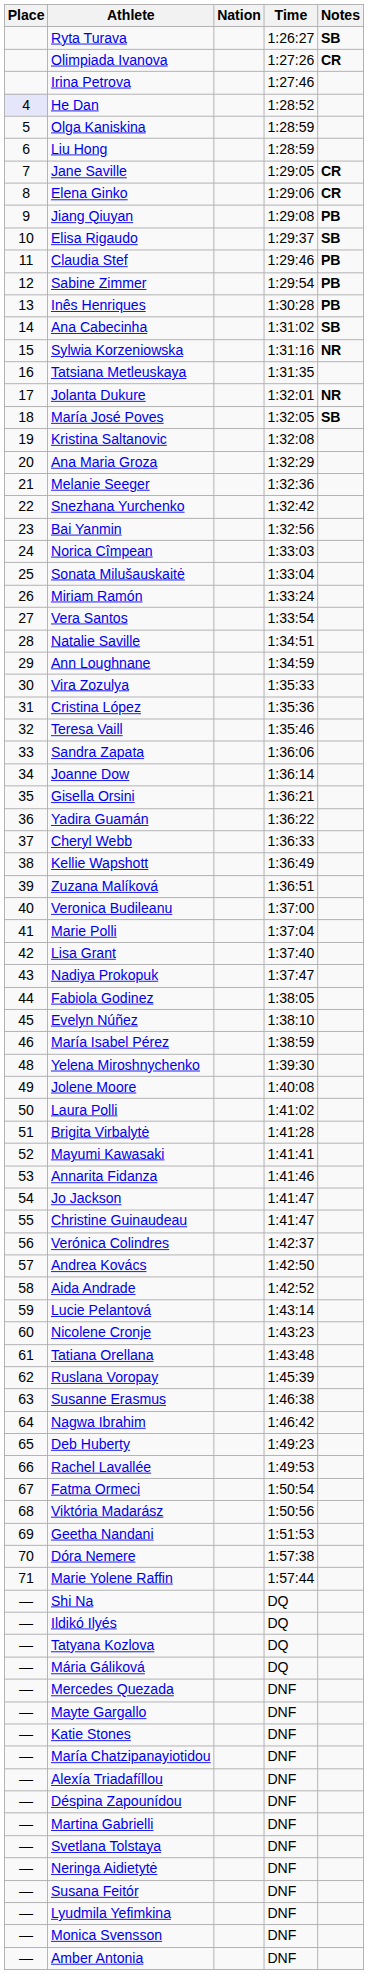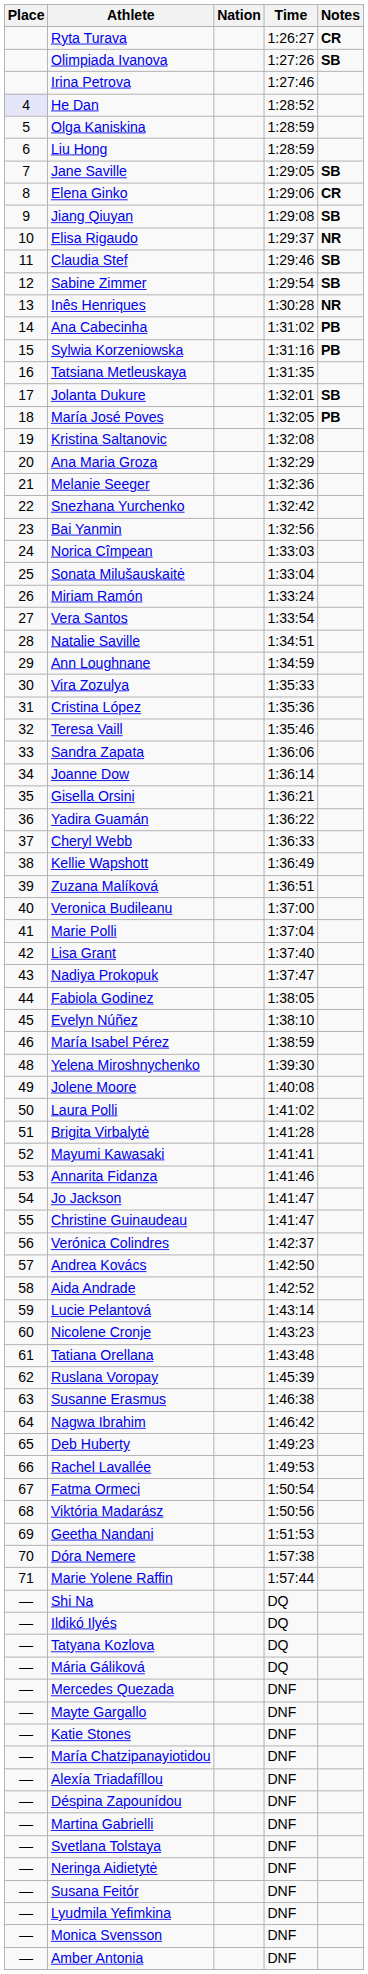(331, 37) SB -> (331, 37) CR
(331, 60) CR -> (331, 60) SB
(331, 171) CR -> (331, 171) SB
(331, 216) PB -> (331, 216) SB
(331, 238) SB -> (331, 238) NR
(331, 261) PB -> (331, 261) SB
(331, 283) PB -> (331, 283) SB
(331, 305) PB -> (331, 305) NR
(331, 328) SB -> (331, 328) PB
(331, 350) NR -> (331, 350) PB
(331, 395) NR -> (331, 395) SB
(331, 417) SB -> (331, 417) PB
